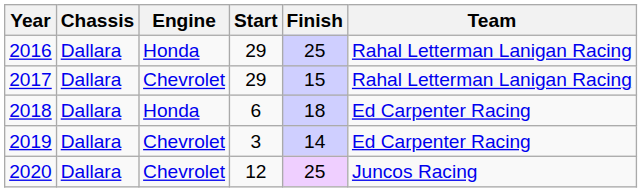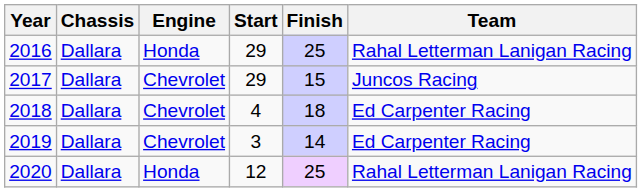(492, 81) Rahal Letterman Lanigan Racing -> (415, 81) Juncos Racing
(171, 111) Honda -> (184, 111) Chevrolet
(256, 111) 6 -> (256, 111) 4
(184, 171) Chevrolet -> (171, 171) Honda
(415, 171) Juncos Racing -> (492, 171) Rahal Letterman Lanigan Racing
